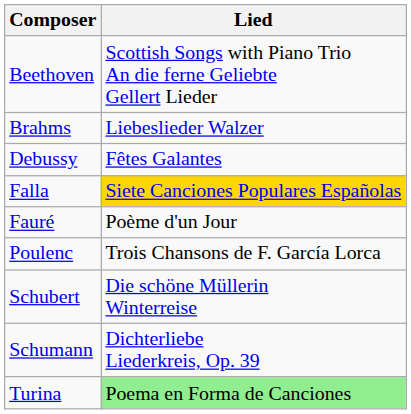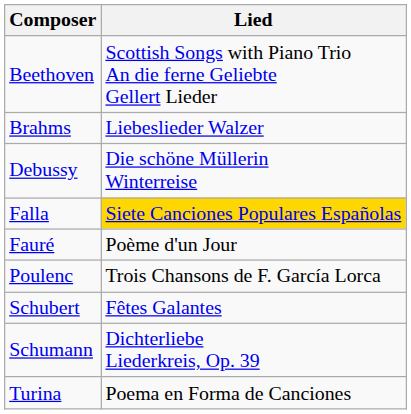(164, 159) Fêtes Galantes -> (187, 170) Die schöne Müllerin Winterreise
(187, 296) Die schöne Müllerin Winterreise -> (164, 307) Fêtes Galantes
(228, 392) lightgreen background -> (228, 392) no background
